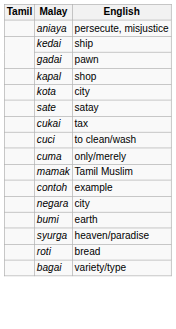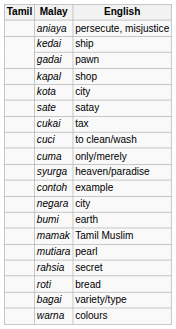rows swapped: (52, 236) <-> (53, 172)
+ row: (54, 252)
+ row: (51, 268)
+ row: (51, 316)
